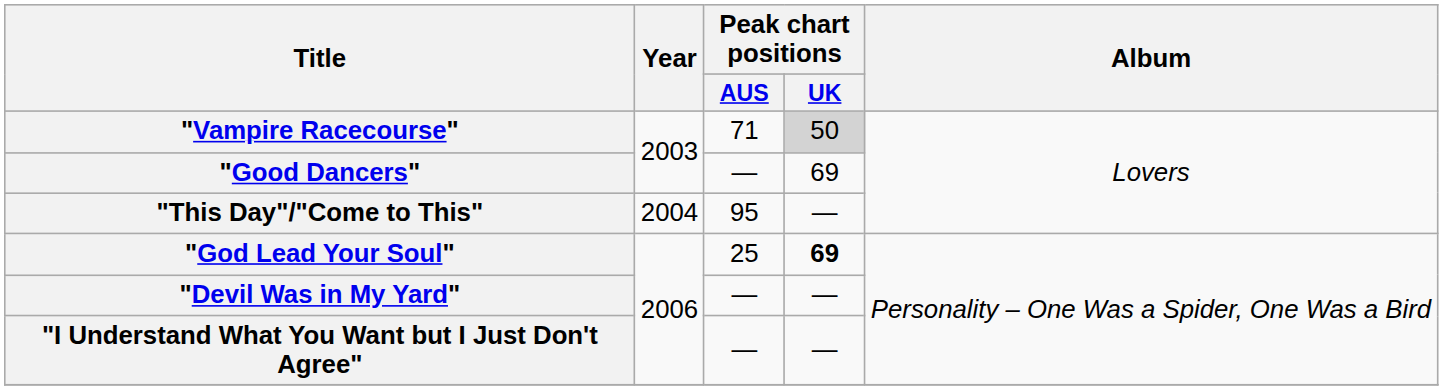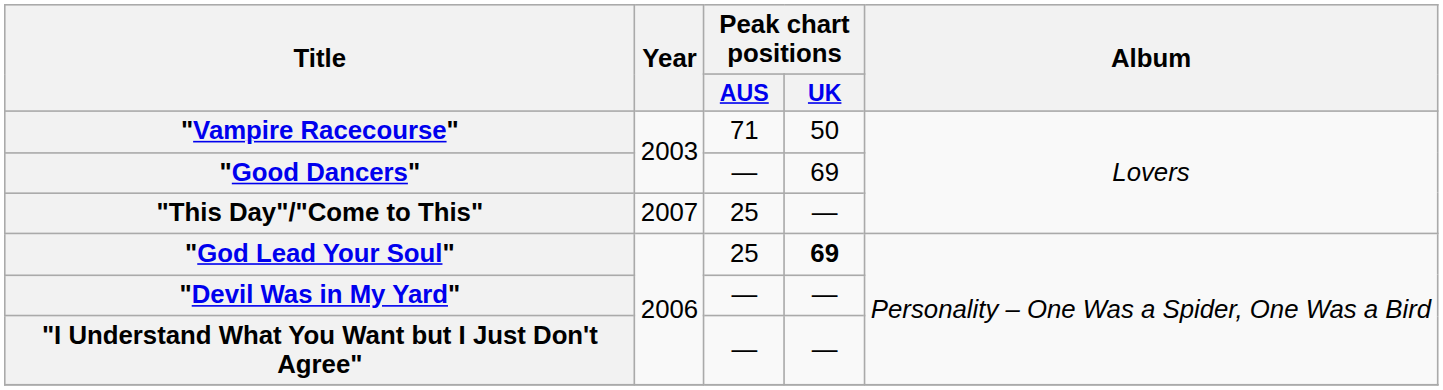(825, 131) lightgrey background -> (825, 131) no background
(670, 213) 2004 -> (670, 213) 2007
(744, 213) 95 -> (744, 213) 25
